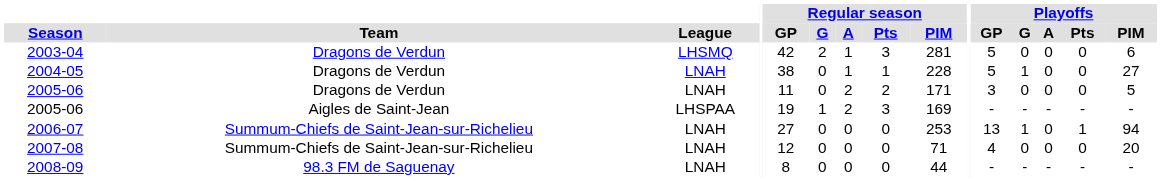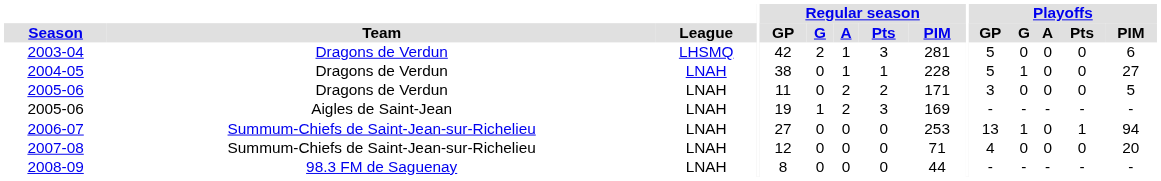(705, 109) LHSPAA -> (706, 109) LNAH
